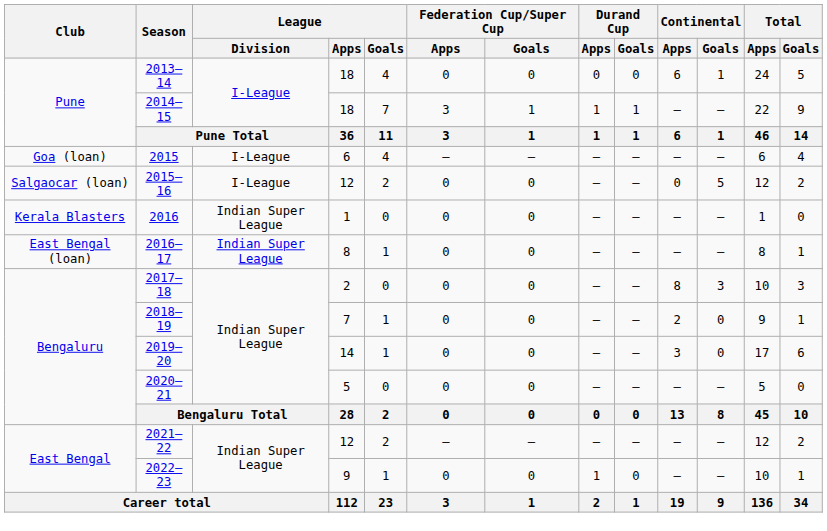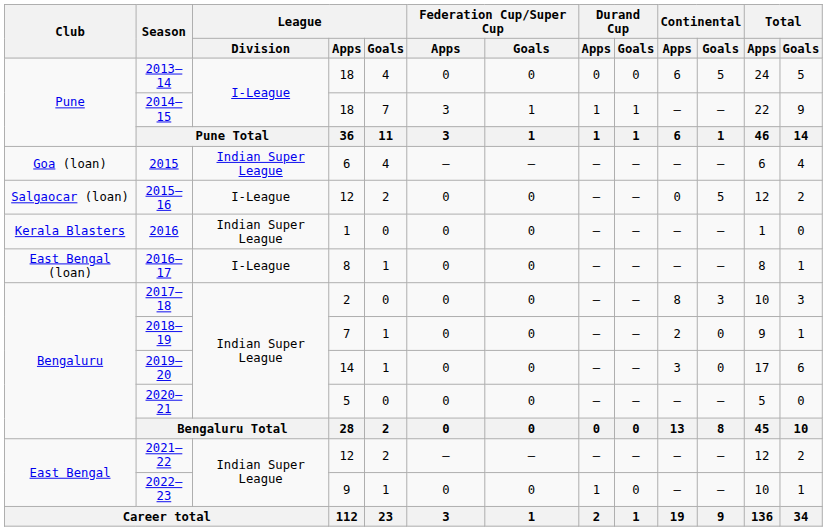(721, 75) 1 -> (721, 75) 5
(261, 156) I-League -> (261, 163) Indian Super League
(261, 251) Indian Super League -> (261, 265) I-League
